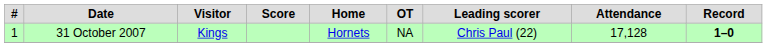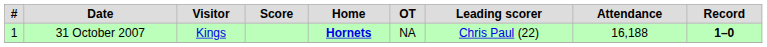(348, 33) normal -> (349, 33) bold
(629, 33) 17,128 -> (630, 33) 16,188
